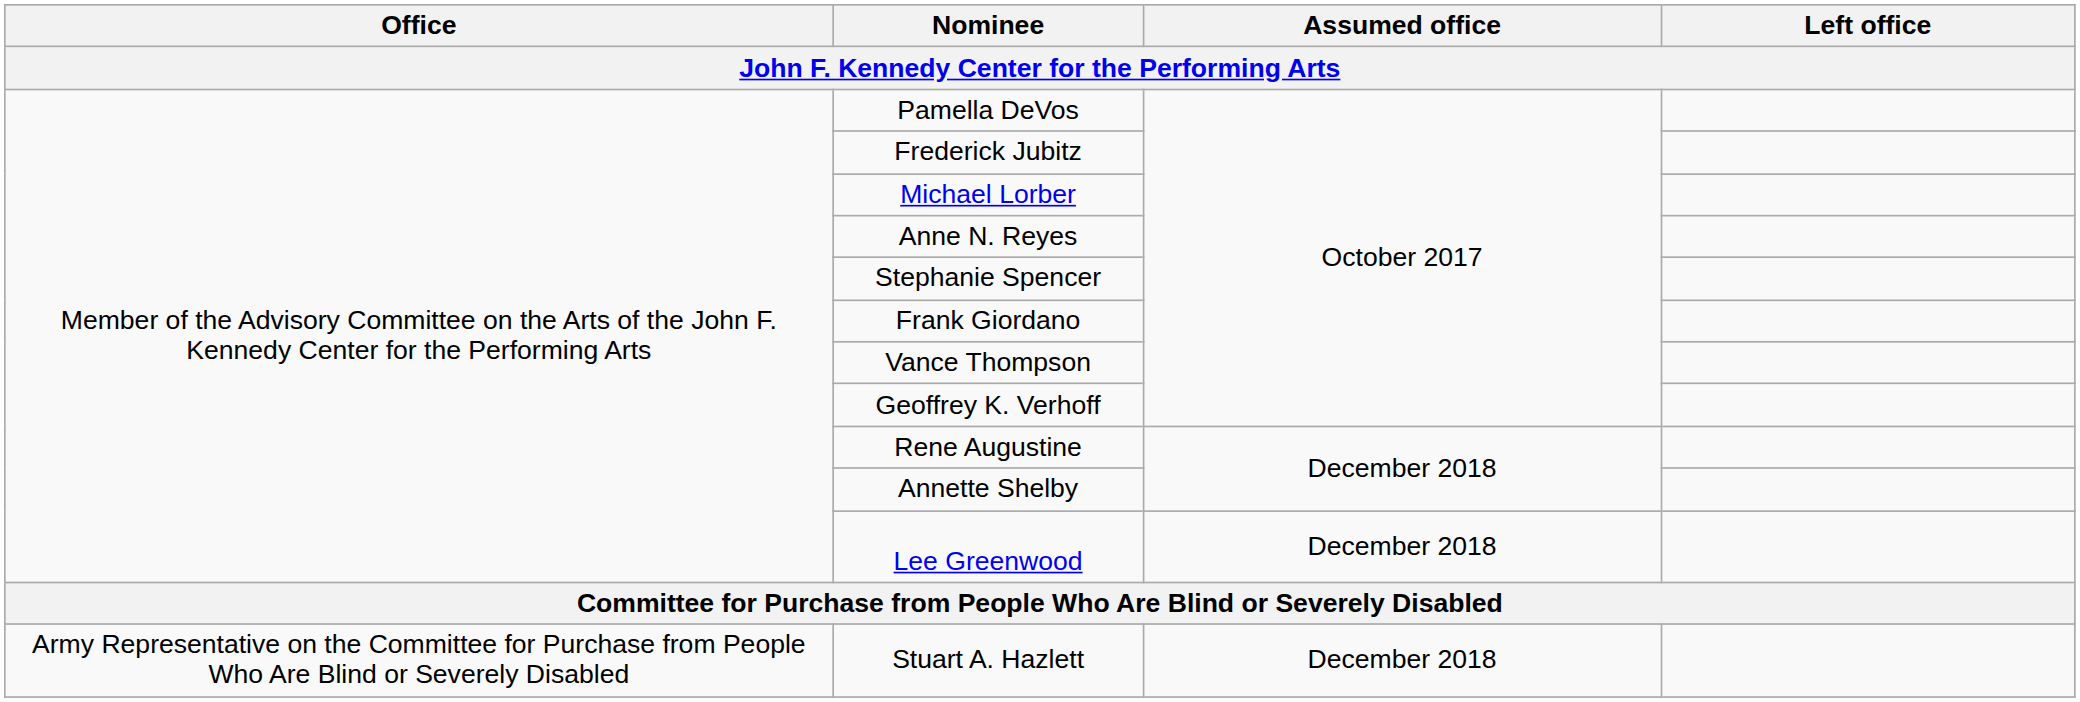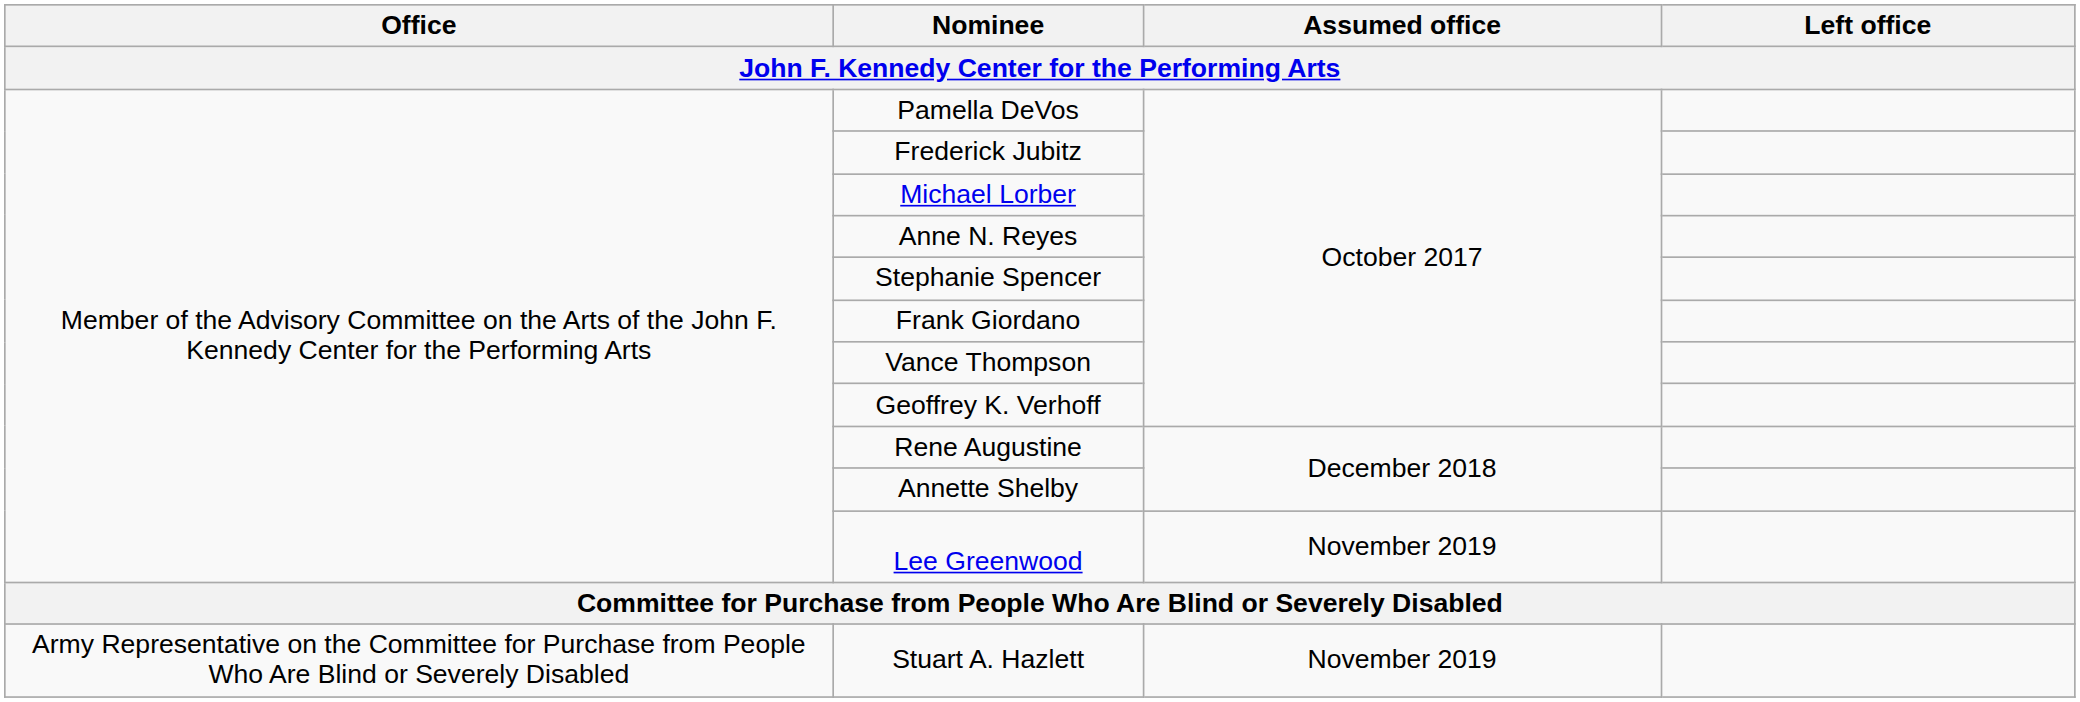(1402, 545) December 2018 -> (1402, 545) November 2019
(1402, 660) December 2018 -> (1402, 660) November 2019
